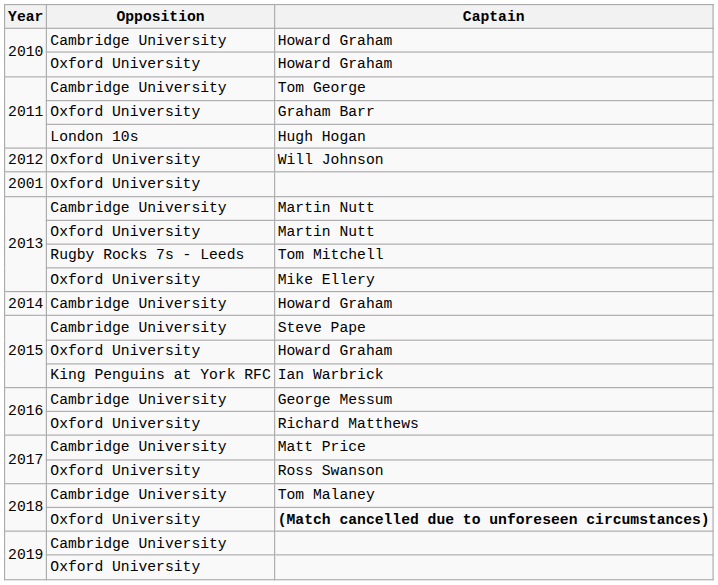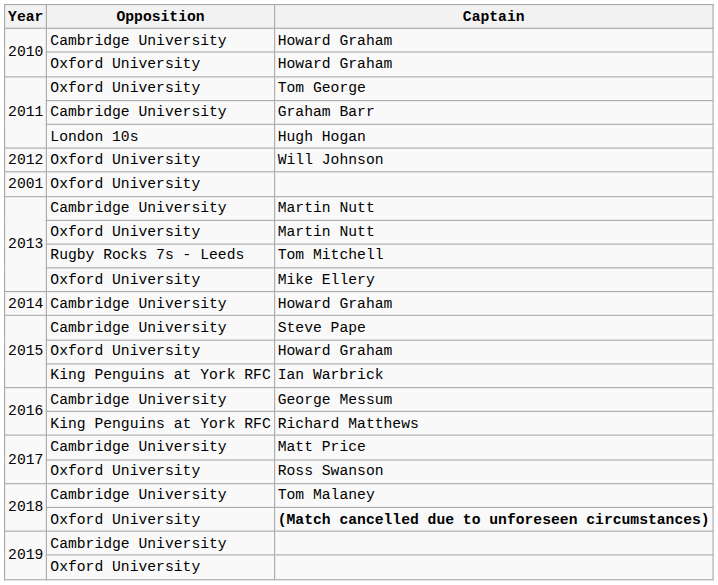(138, 88) Cambridge University -> (125, 88) Oxford University
(125, 112) Oxford University -> (138, 112) Cambridge University
(125, 424) Oxford University -> (161, 424) King Penguins at York RFC
